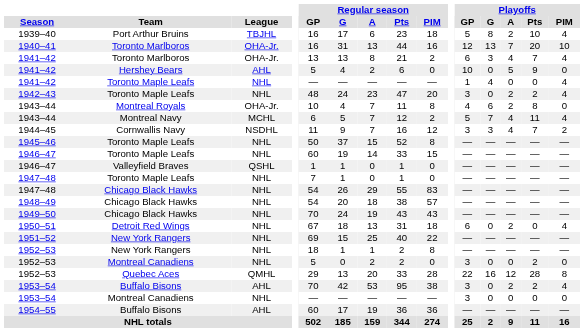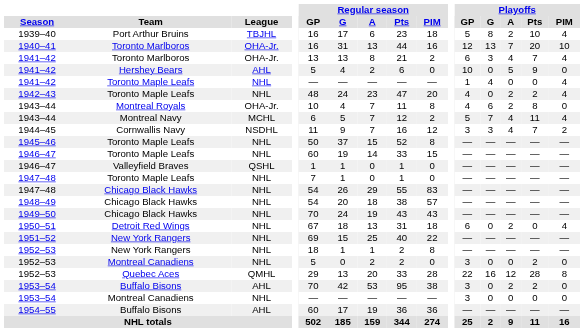(467, 94) 3 -> (467, 94) 4
(564, 286) 4 -> (564, 286) 0
